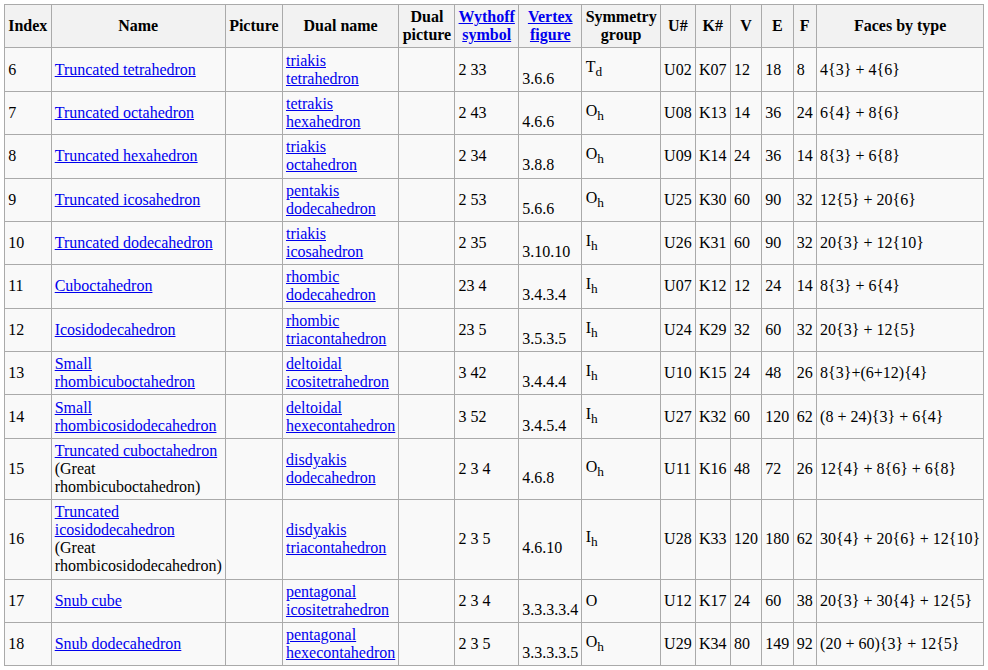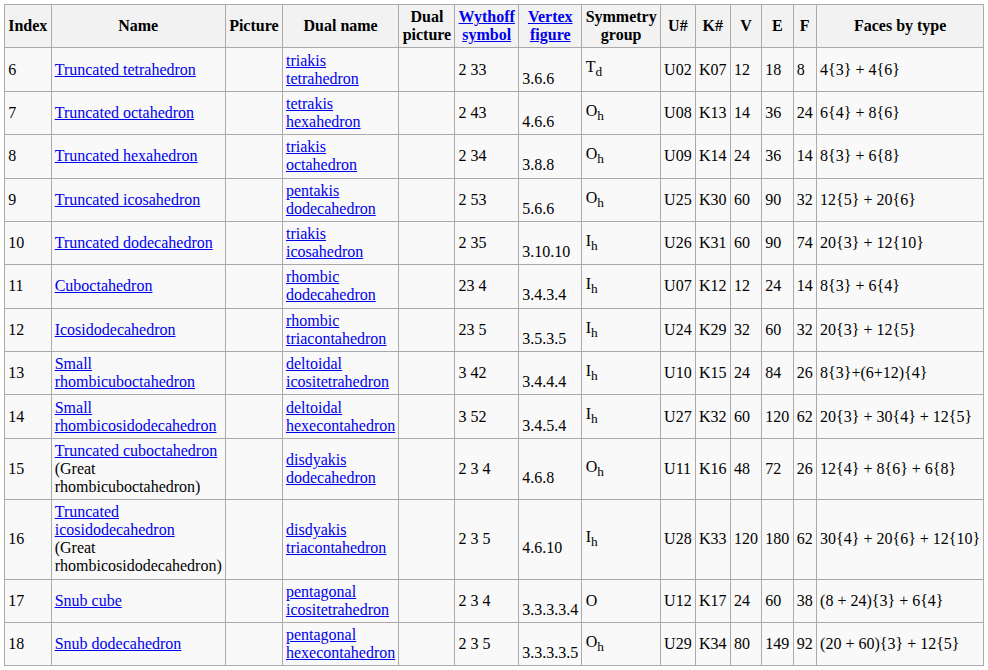(805, 243) 32 -> (805, 243) 74
(773, 373) 48 -> (773, 373) 84
(882, 416) (8 + 24){3} + 6{4} -> (896, 416) 20{3} + 30{4} + 12{5}
(896, 600) 20{3} + 30{4} + 12{5} -> (882, 600) (8 + 24){3} + 6{4}
